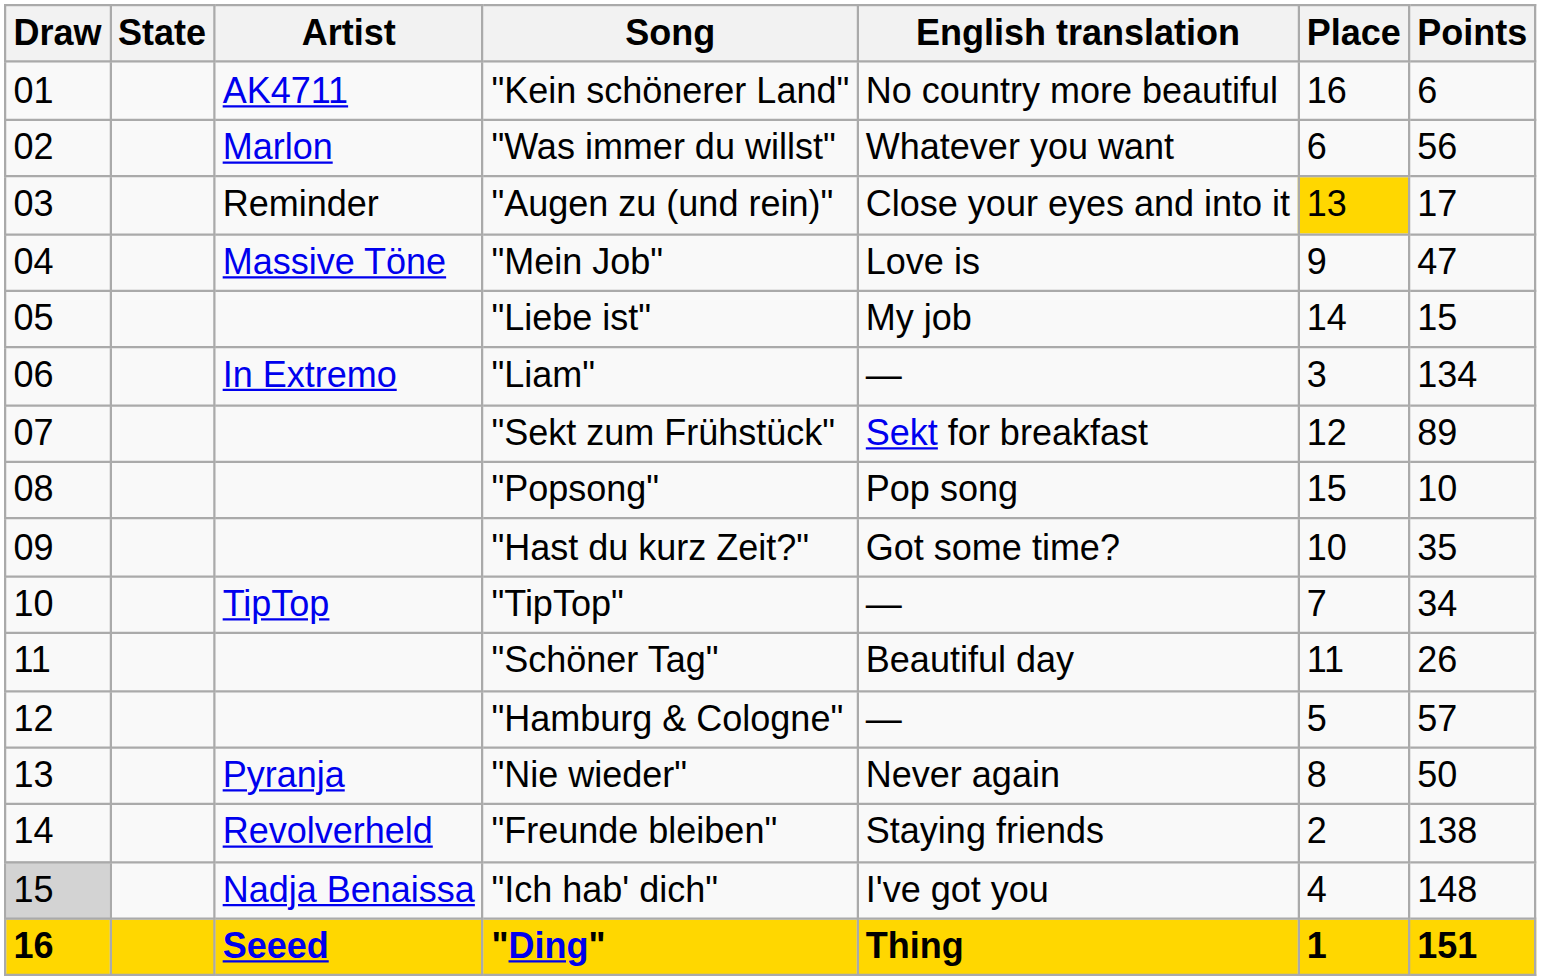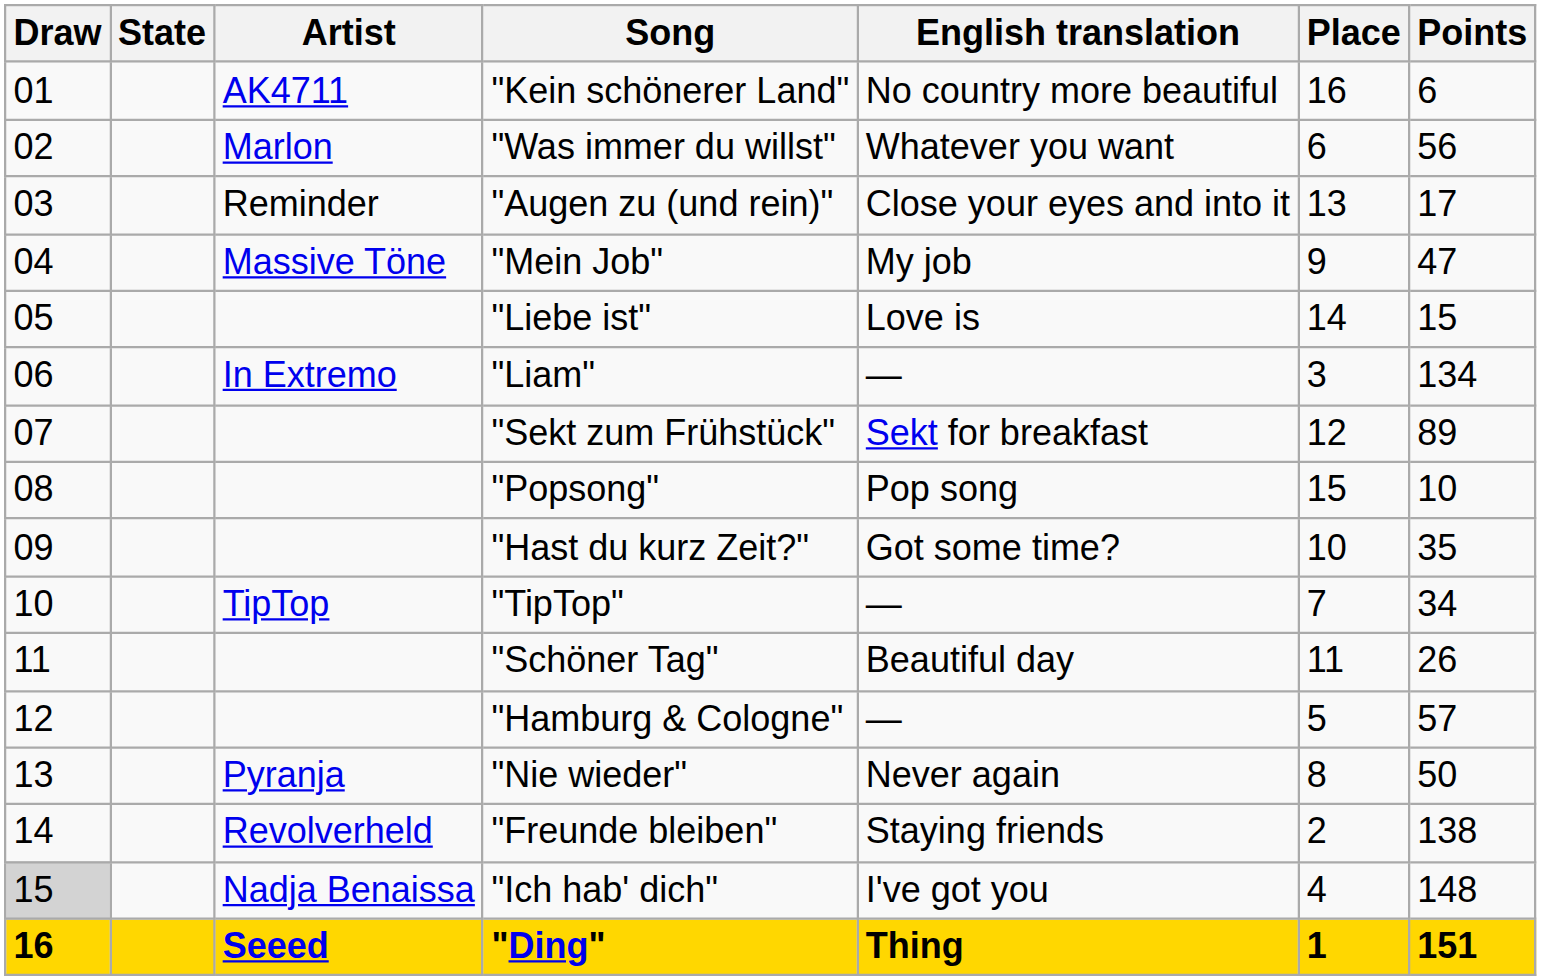(1327, 204) gold background -> (1327, 204) no background
(923, 261) Love is -> (919, 261) My job
(919, 318) My job -> (923, 318) Love is
